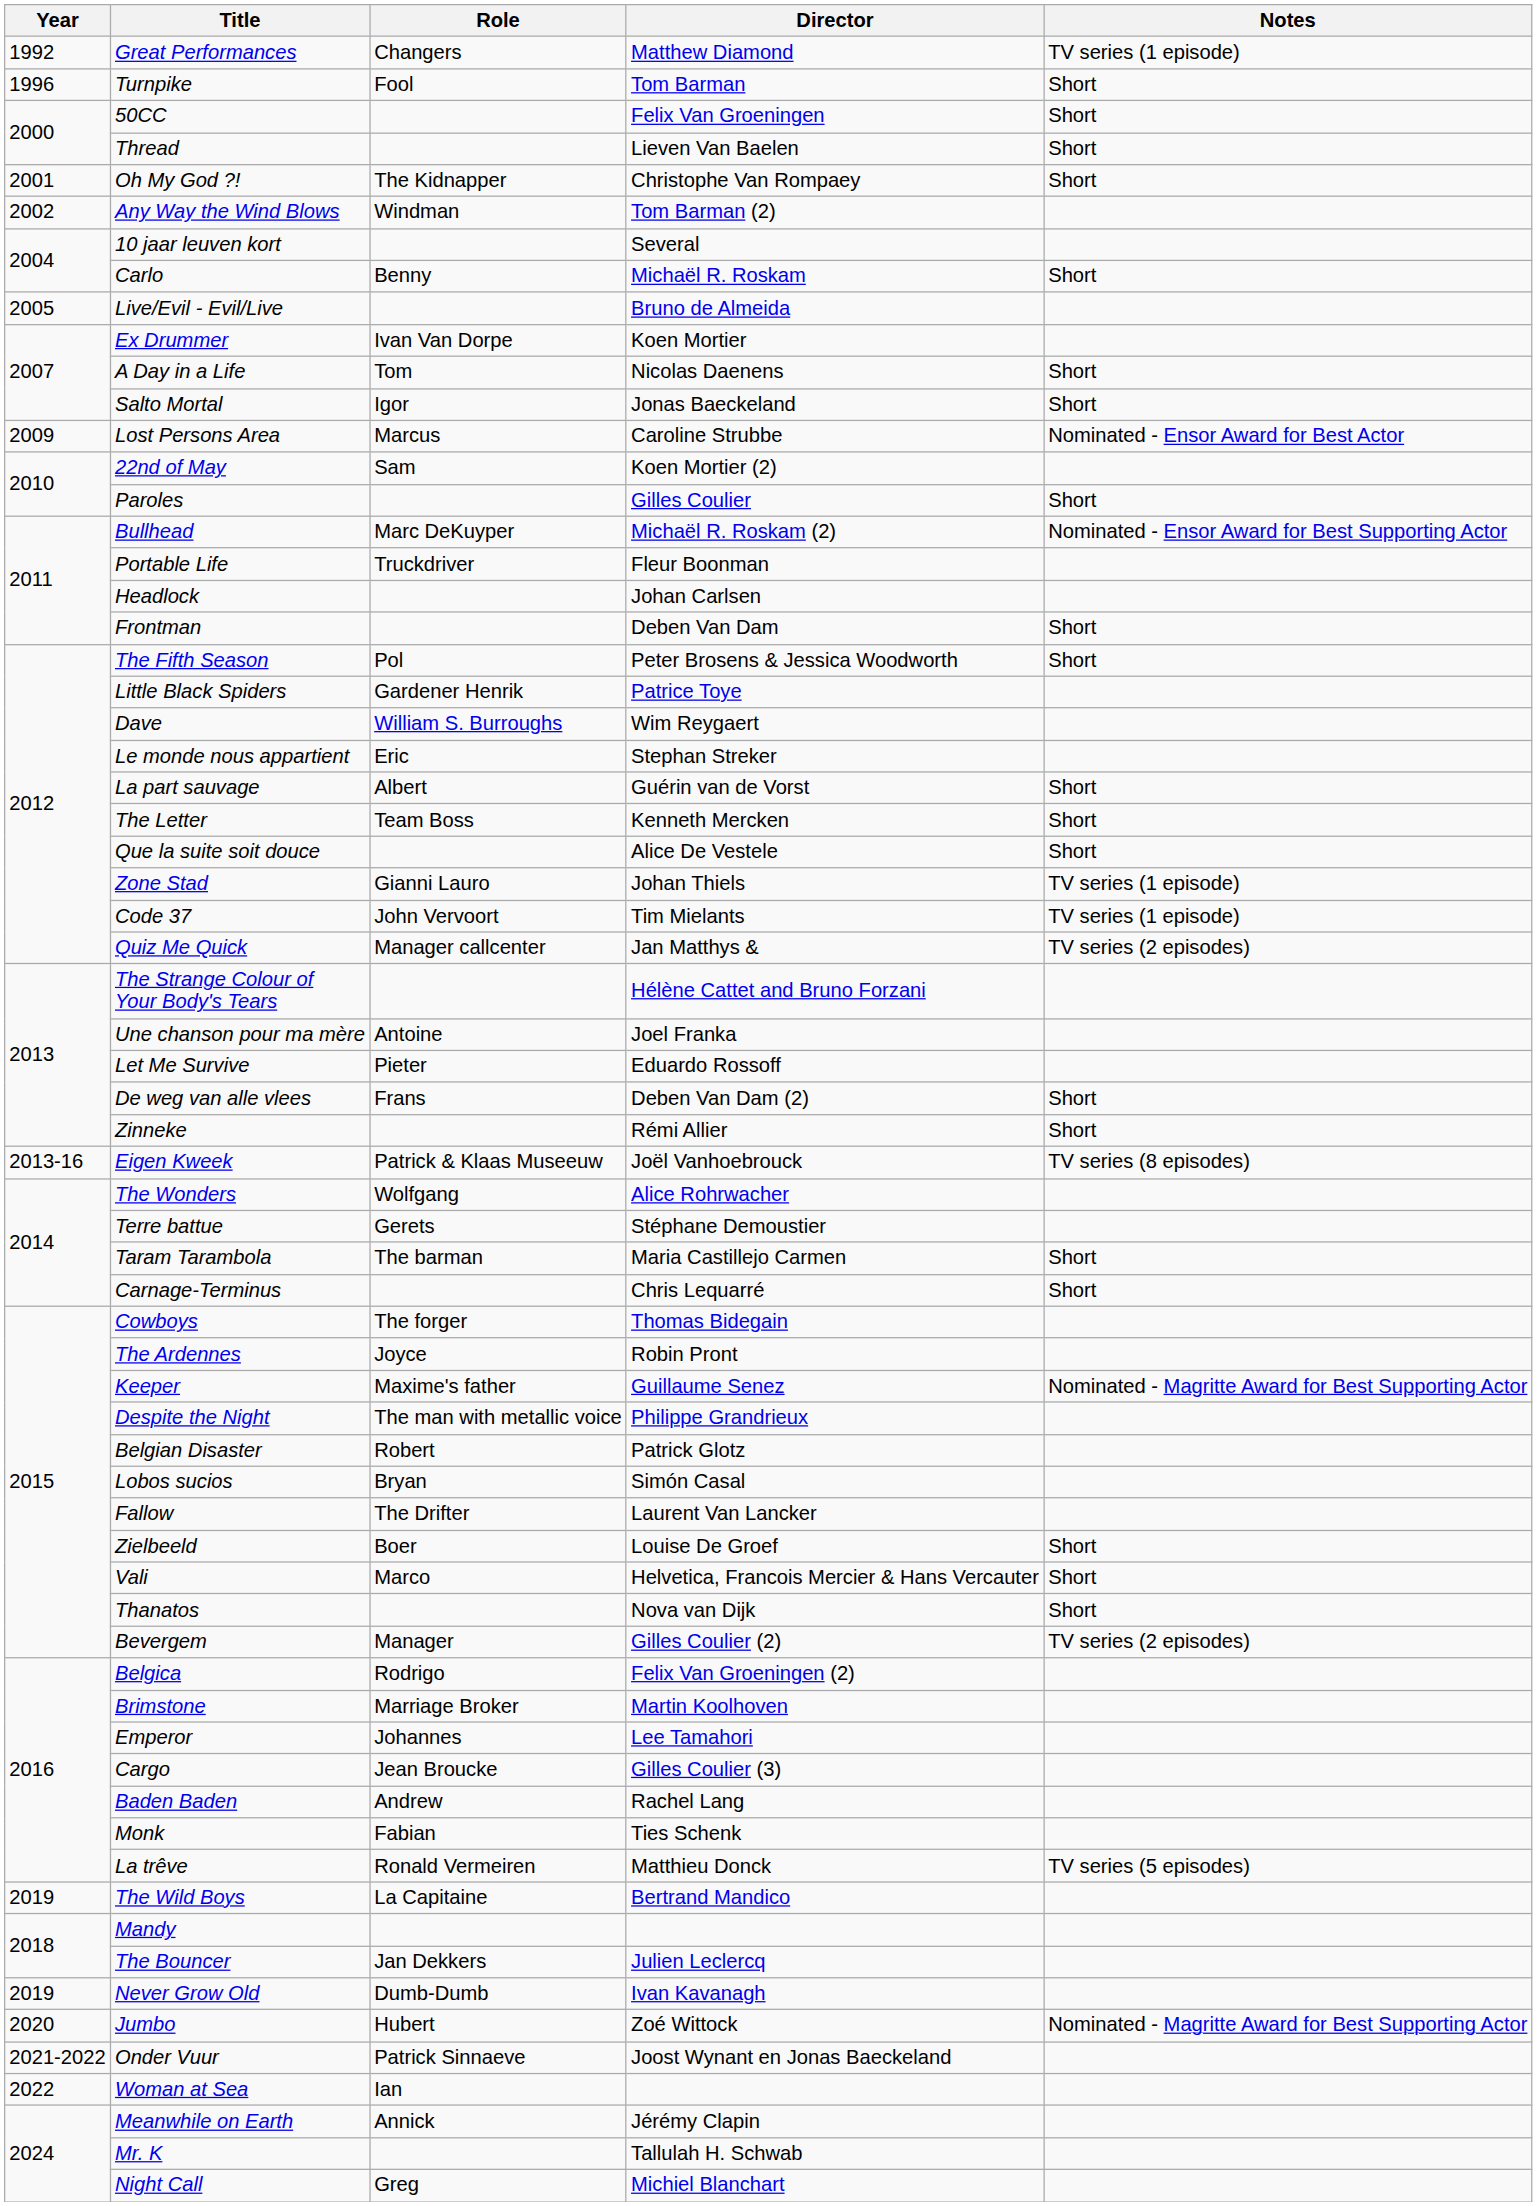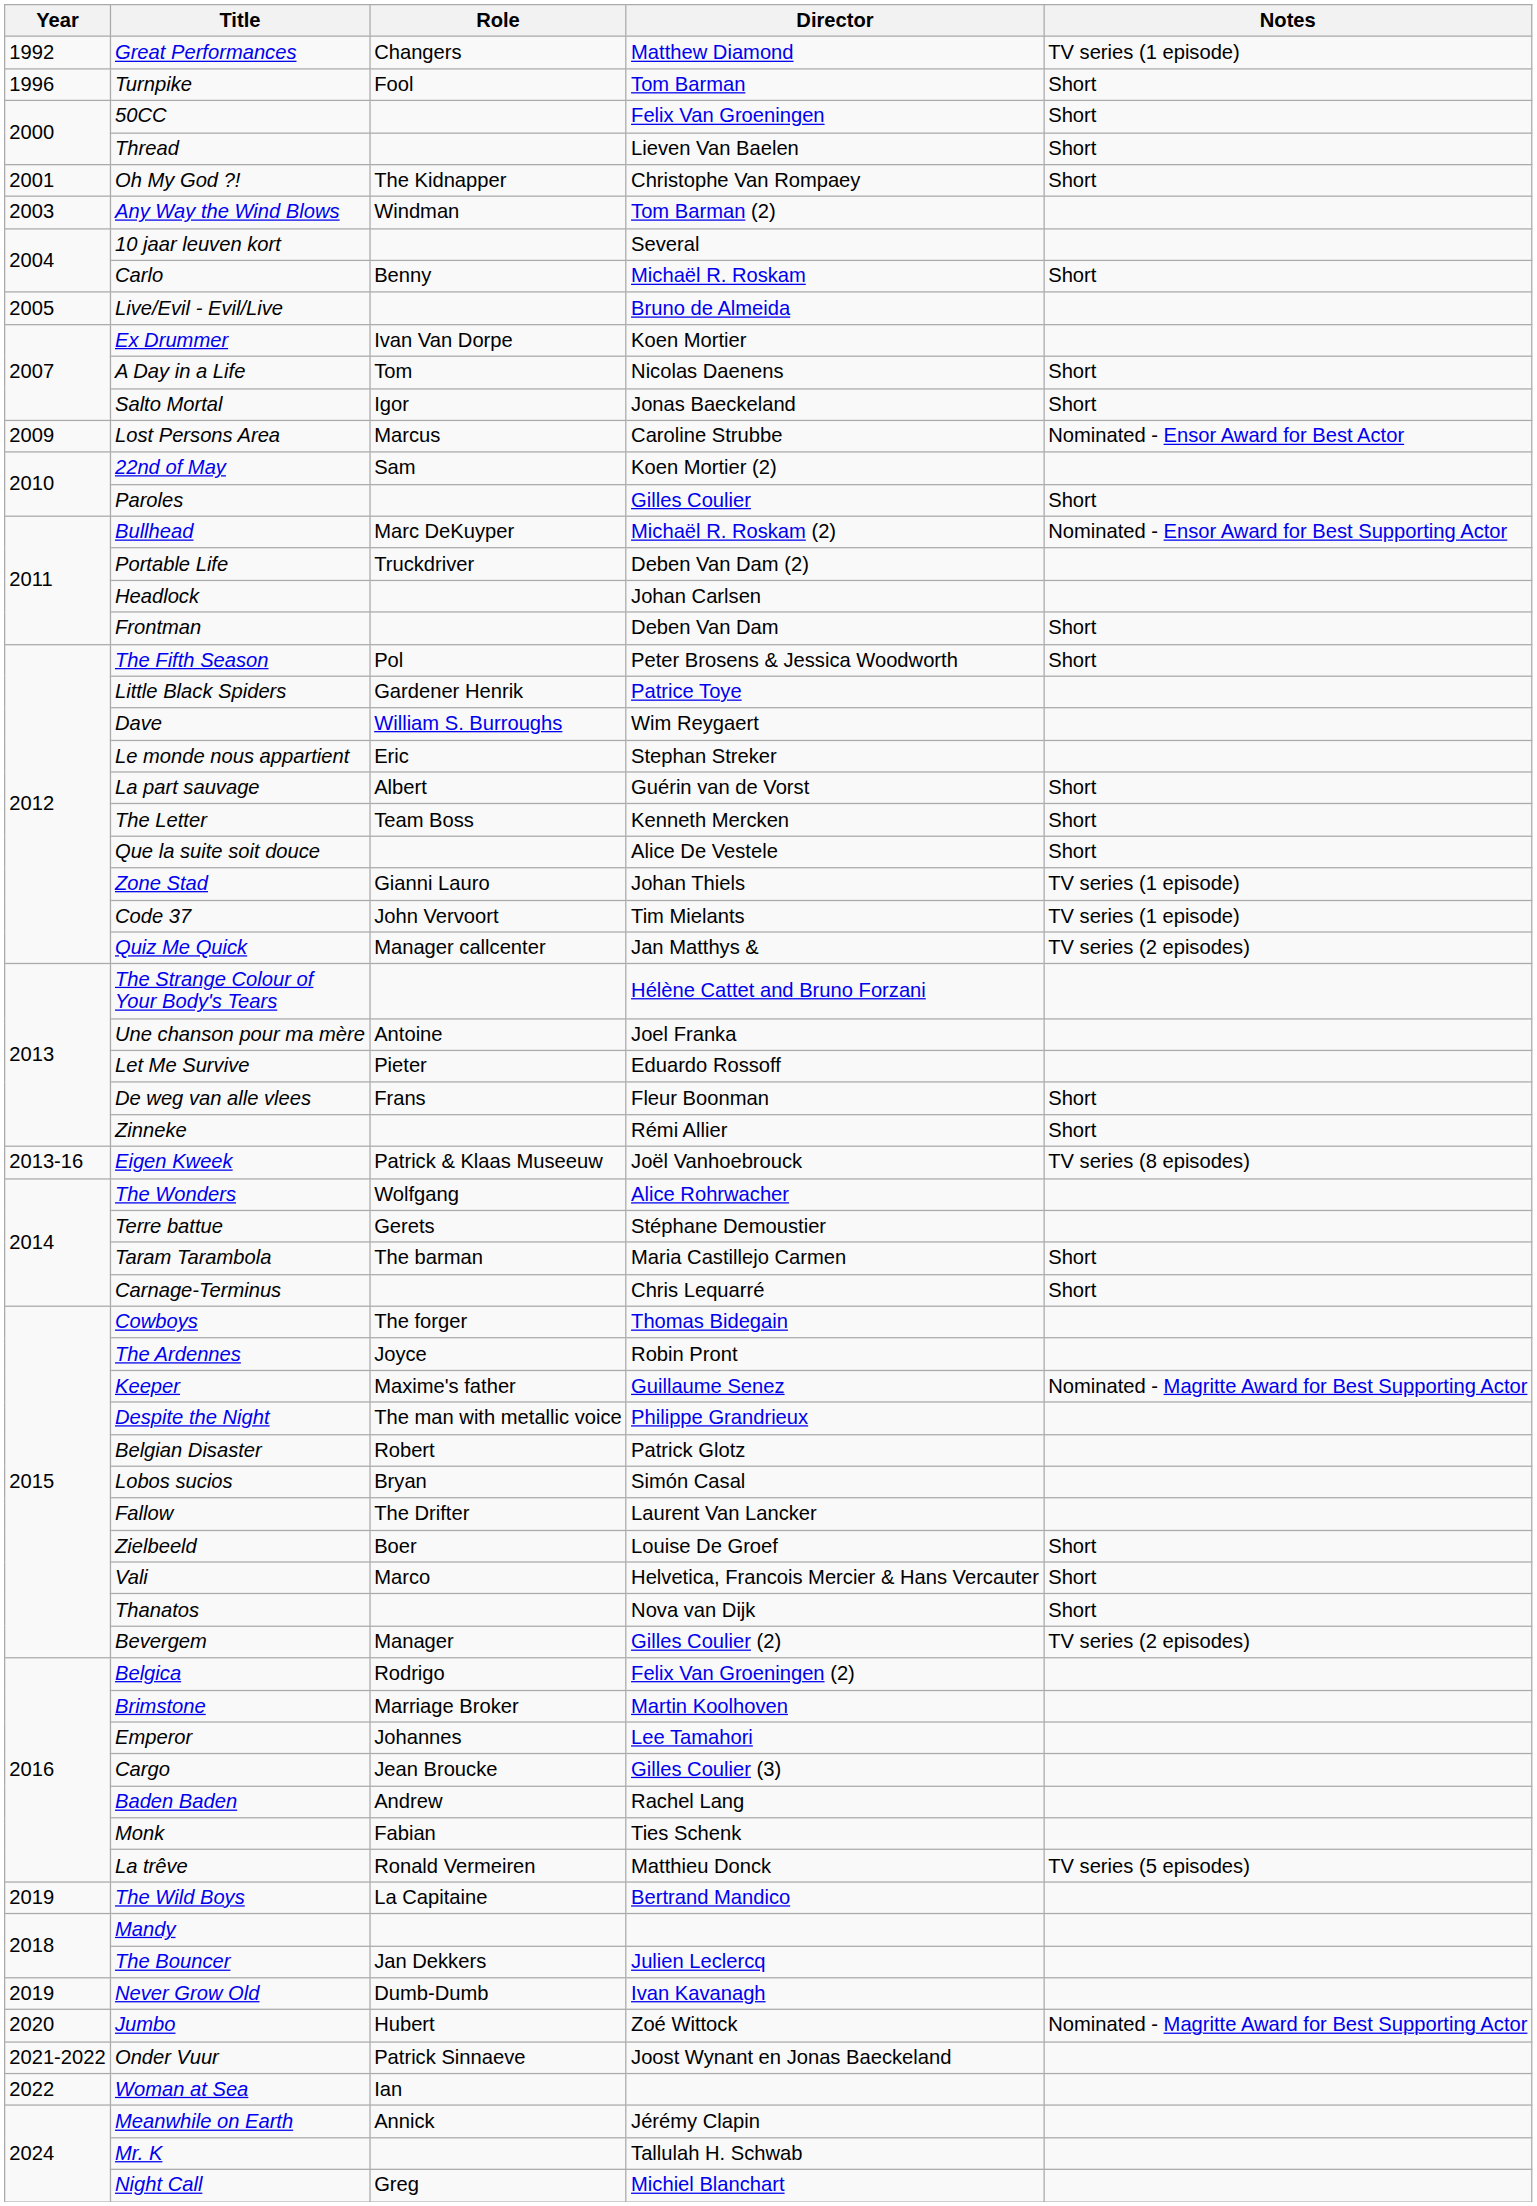(32, 212) 2002 -> (32, 212) 2003
(700, 564) Fleur Boonman -> (720, 564) Deben Van Dam (2)
(720, 1098) Deben Van Dam (2) -> (700, 1098) Fleur Boonman
